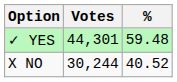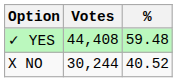(93, 40) 44,301 -> (93, 40) 44,408
